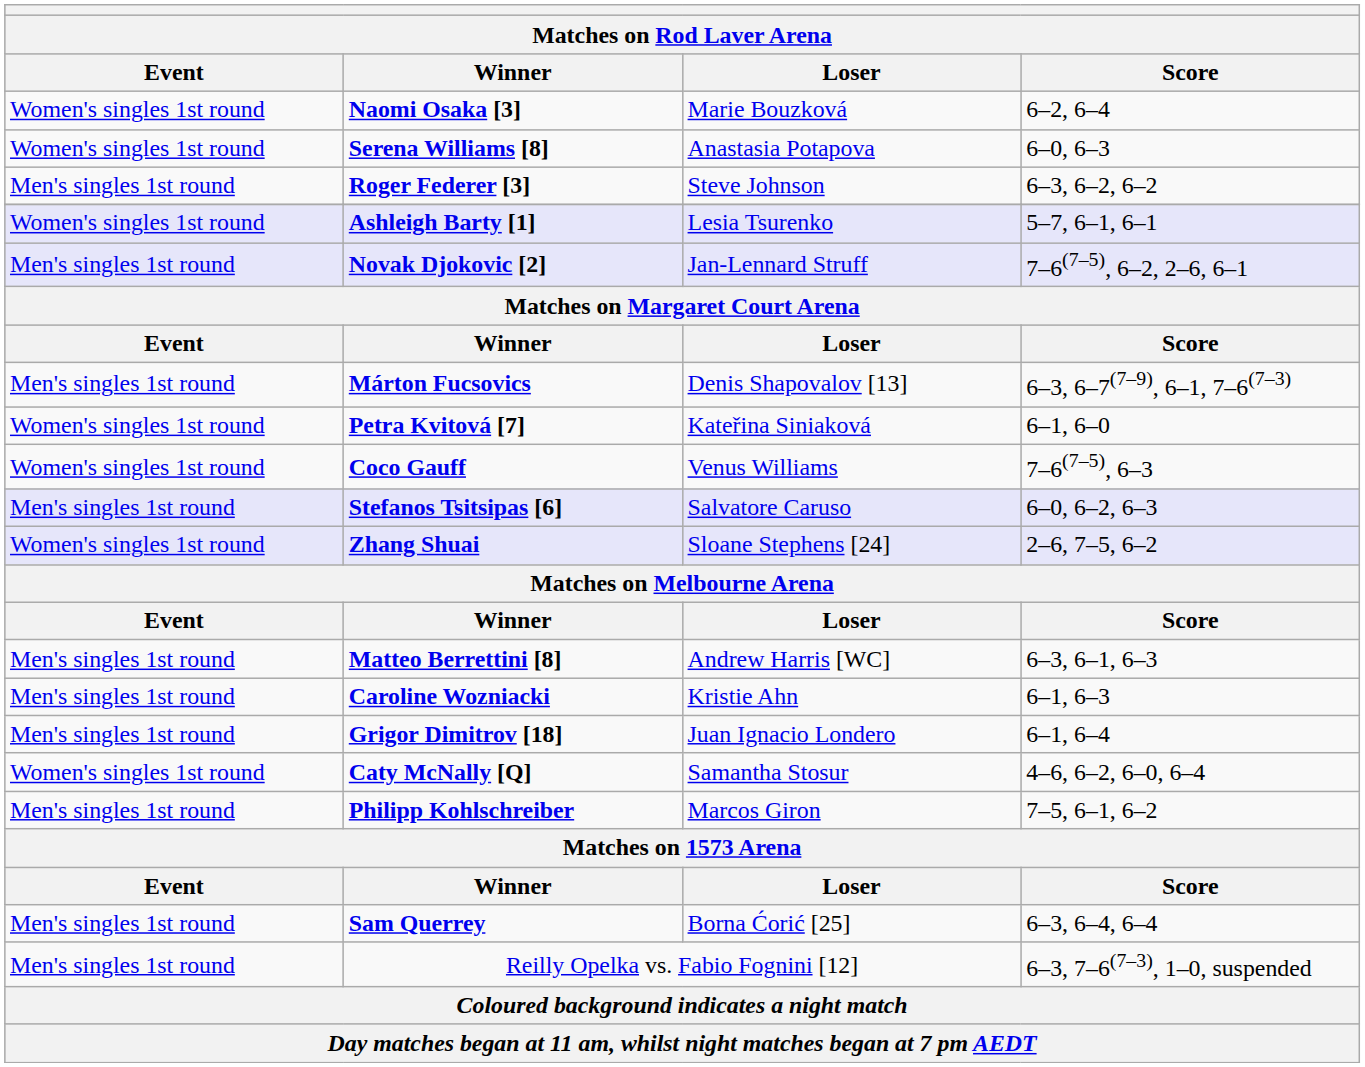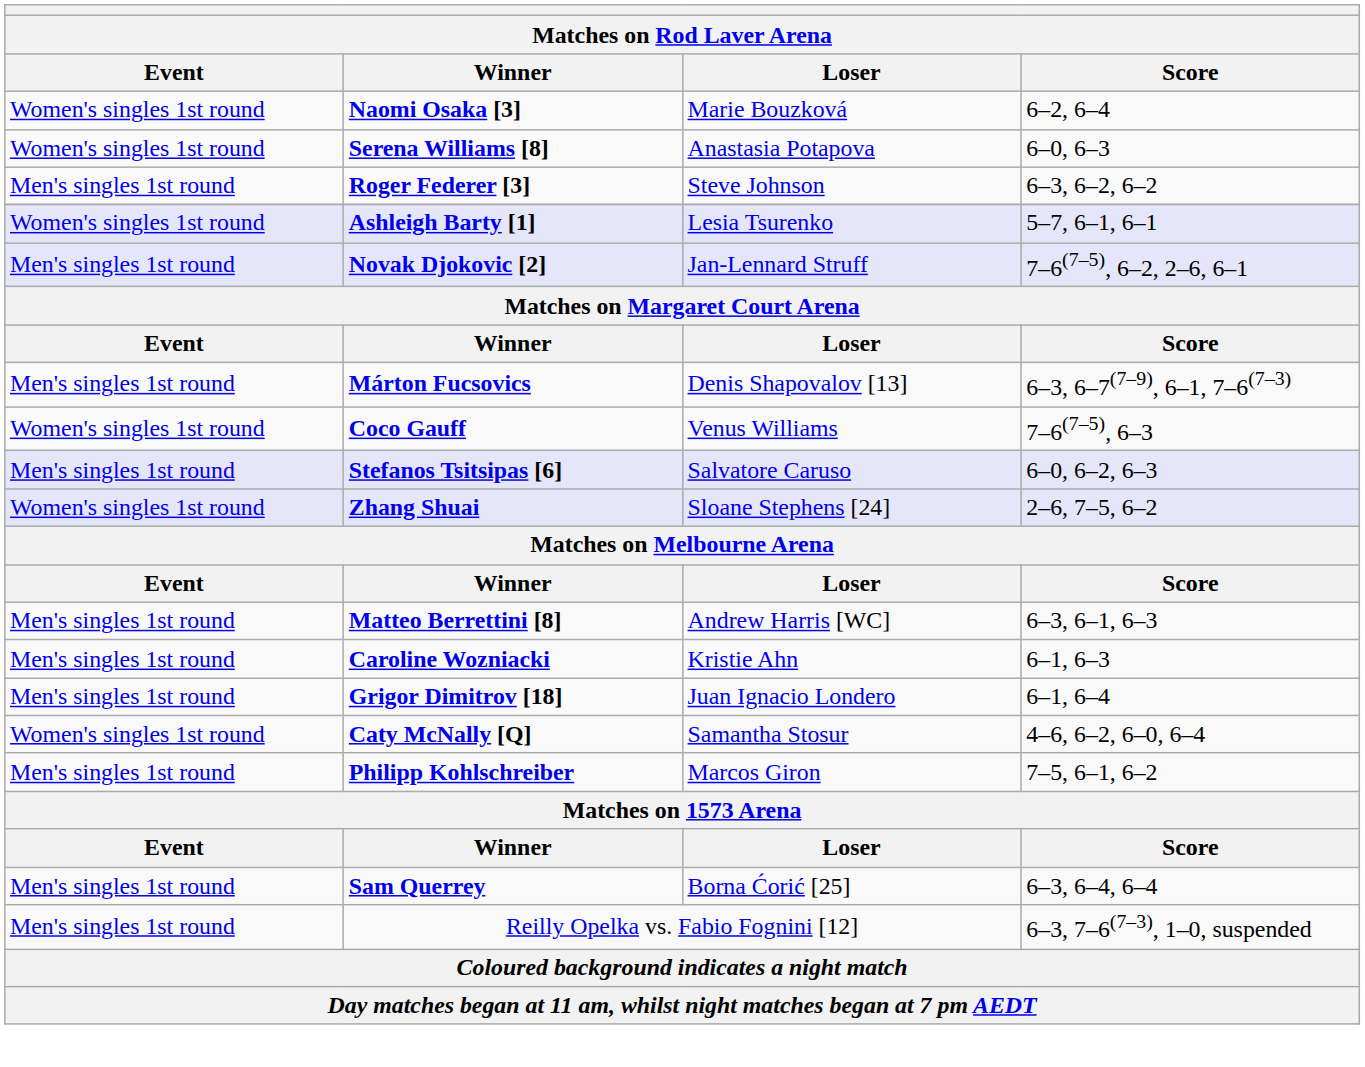- row: (437, 425)
